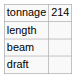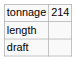- row: (20, 47)
